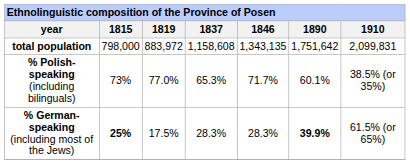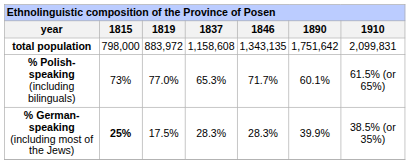(373, 80) 38.5% (or 35%) -> (373, 80) 61.5% (or 65%)
(315, 133) bold -> (315, 133) normal
(373, 133) 61.5% (or 65%) -> (373, 133) 38.5% (or 35%)
